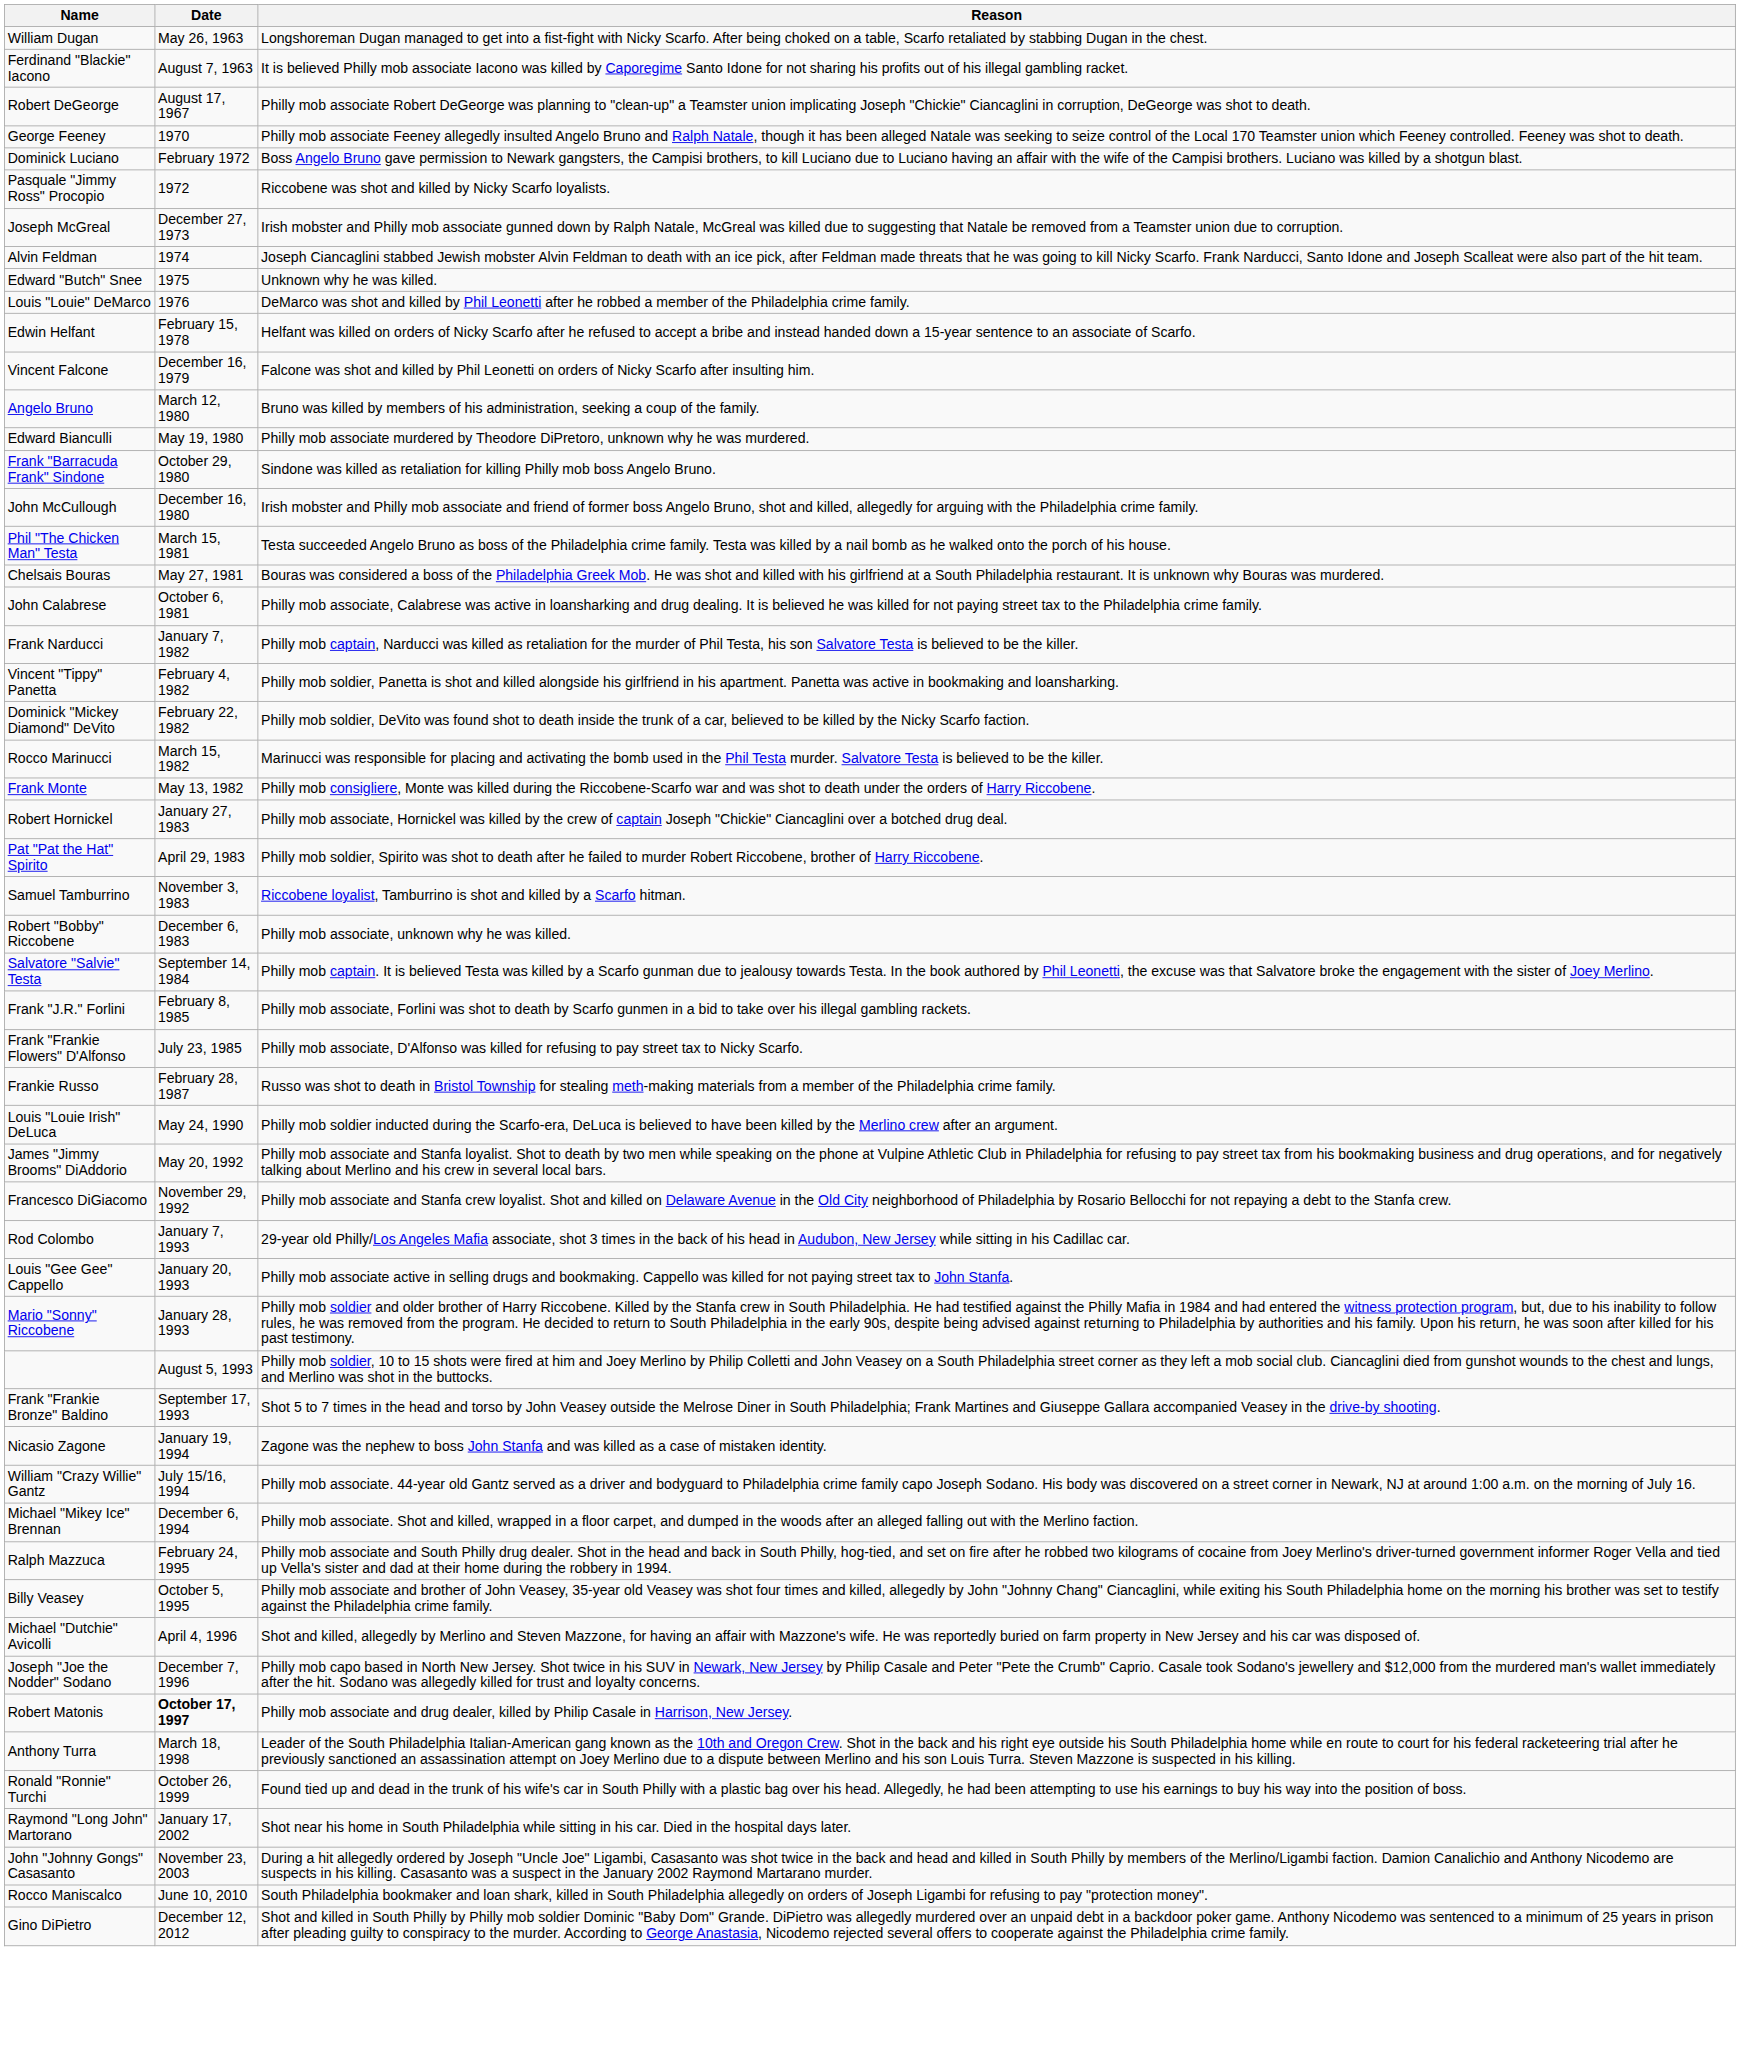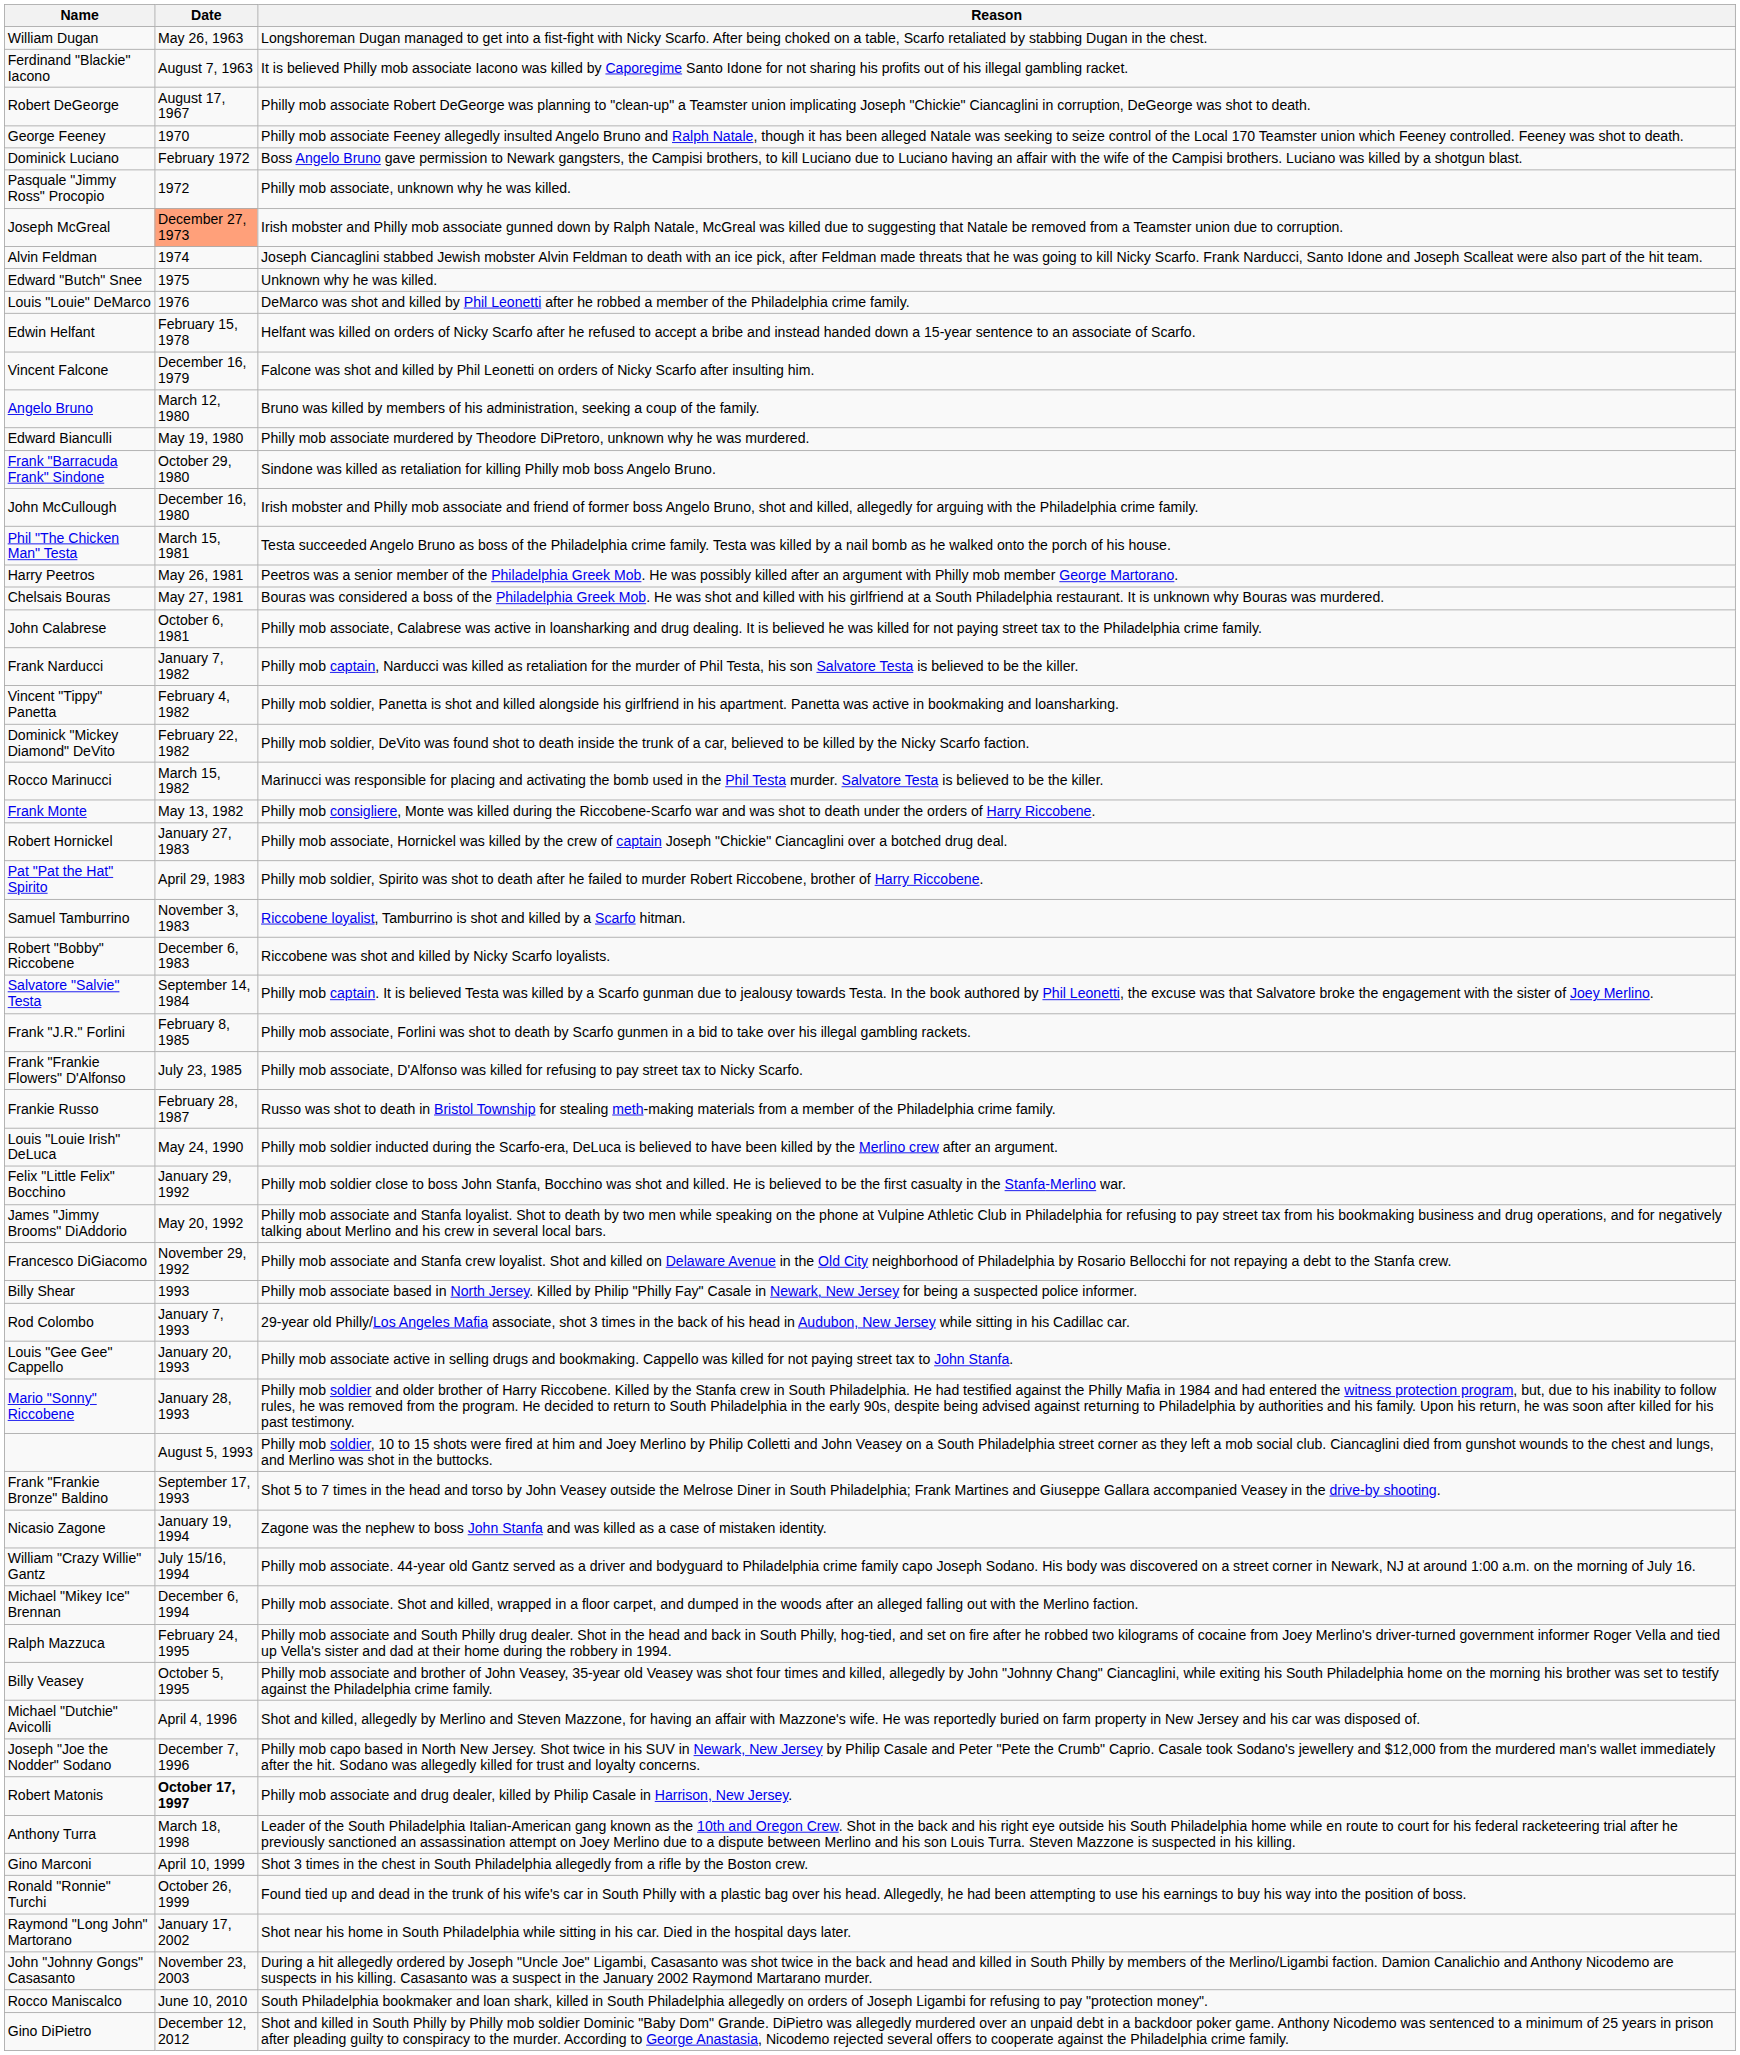(436, 189) Riccobene was shot and killed by Nicky Scarfo loyalists. -> (416, 189) Philly mob associate, unknown why he was killed.
(202, 227) no background -> (202, 227) lightsalmon background
+ row: (51, 576)
(416, 933) Philly mob associate, unknown why he was killed. -> (436, 956) Riccobene was shot and killed by Nicky Scarfo loyalists.
+ row: (61, 1185)
+ row: (41, 1291)
+ row: (50, 1864)
